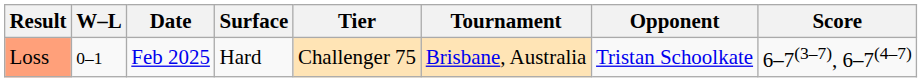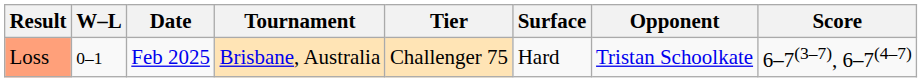columns swapped: (506, 21) <-> (254, 21)
